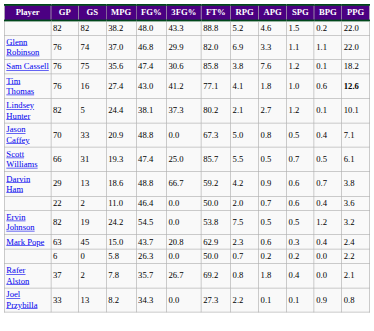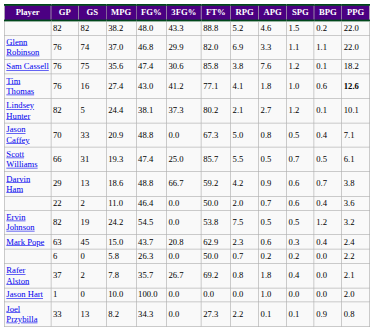+ row: (116, 295)
